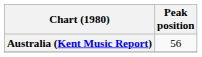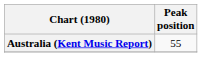(176, 43) 56 -> (176, 43) 55
